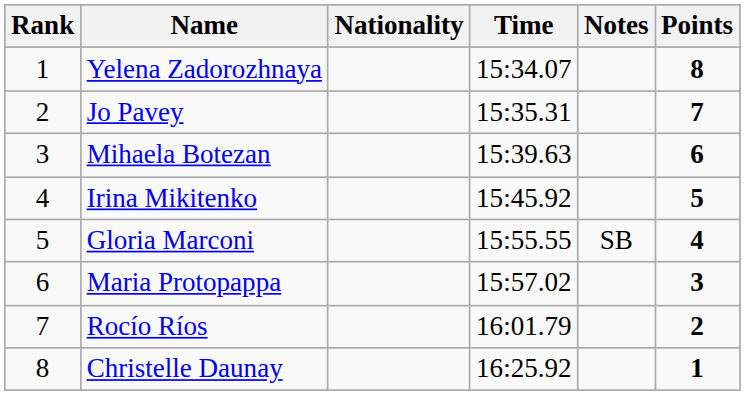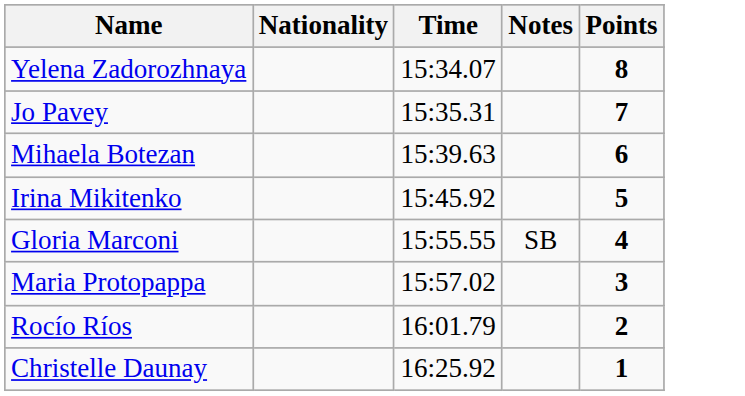- column: (43, 25)
